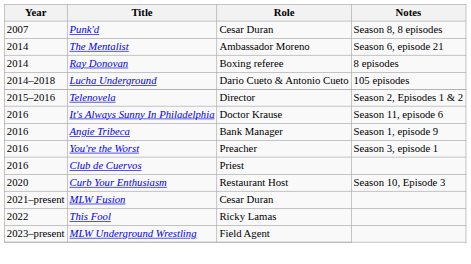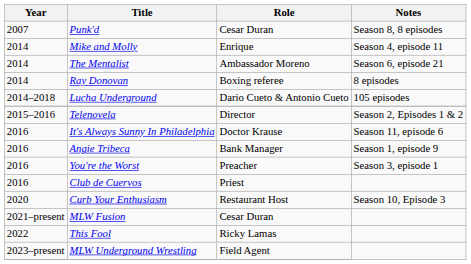+ row: (103, 47)
